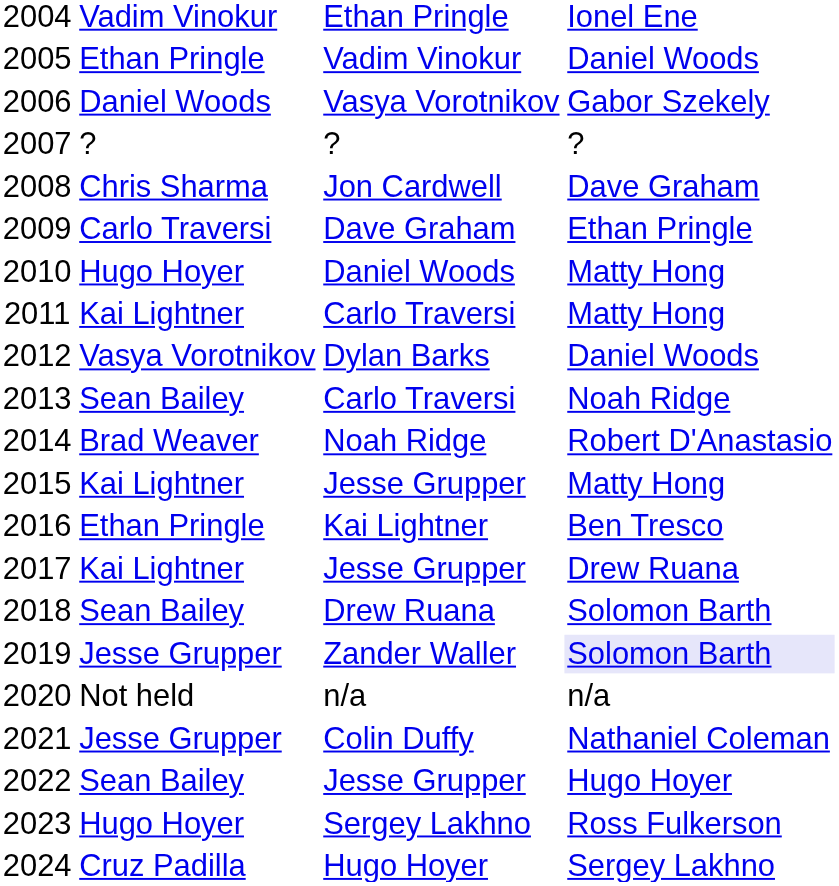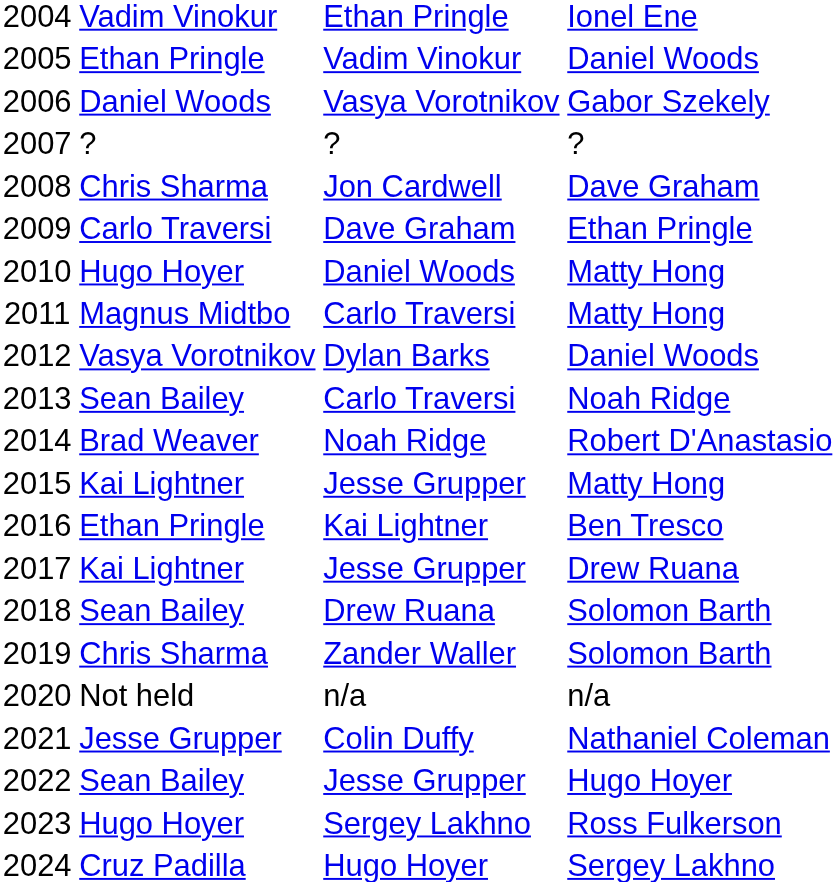(162, 313) Kai Lightner -> (185, 313) Magnus Midtbo
(180, 653) Jesse Grupper -> (174, 653) Chris Sharma
(669, 653) lavender background -> (669, 653) no background
